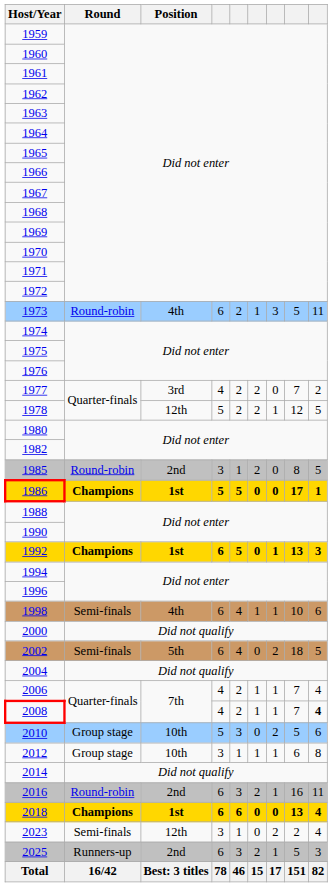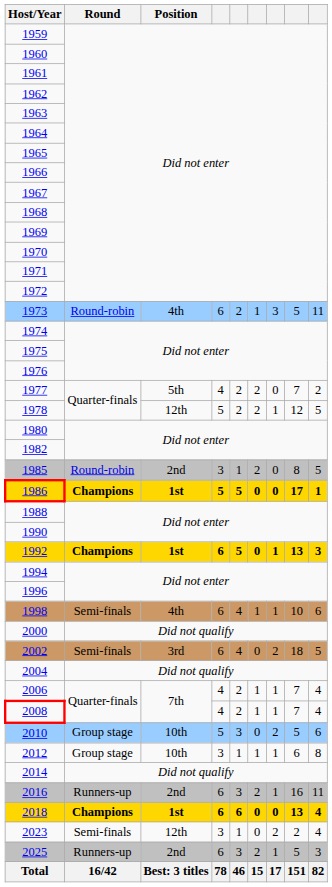(176, 390) 3rd -> (176, 390) 5th
(176, 650) 5th -> (176, 650) 3rd
(318, 711) bold -> (318, 711) normal
(102, 792) Round-robin -> (102, 792) Runners-up
